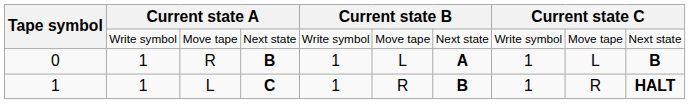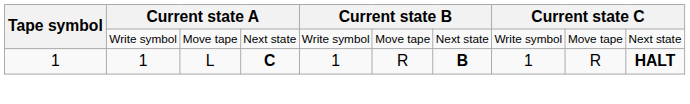- row: (55, 61)
